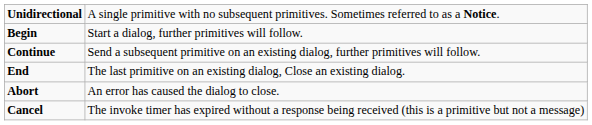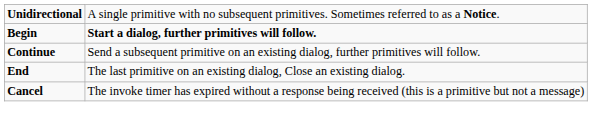(195, 33) normal -> (202, 33) bold
- row: (23, 91)
